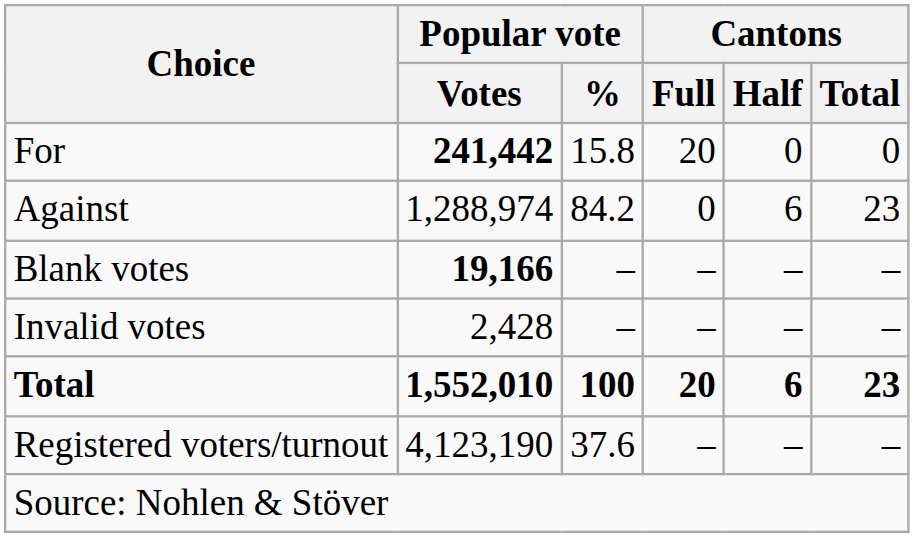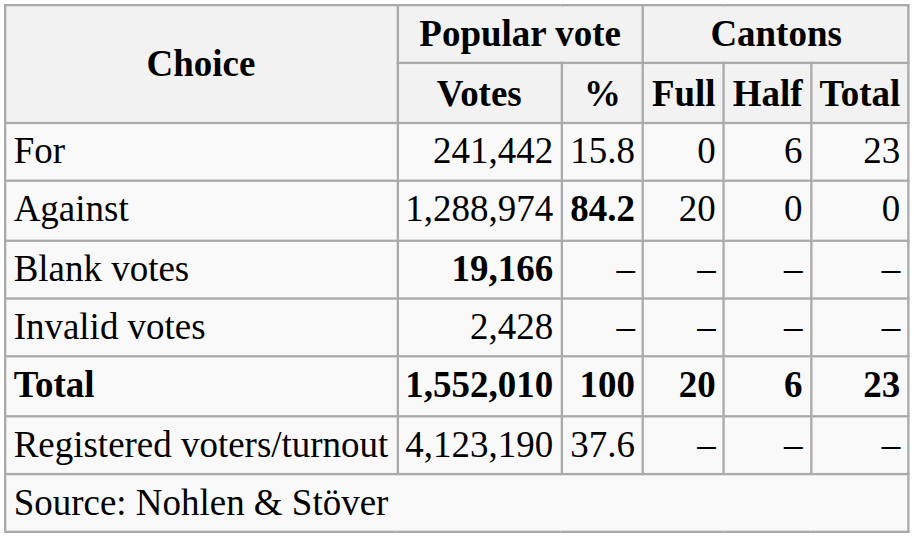(493, 151) bold -> (493, 151) normal
(697, 151) 20 -> (706, 151) 0
(793, 151) 0 -> (793, 151) 6
(891, 151) 0 -> (882, 151) 23
(603, 209) normal -> (603, 209) bold
(706, 209) 0 -> (697, 209) 20
(793, 209) 6 -> (793, 209) 0
(882, 209) 23 -> (891, 209) 0
